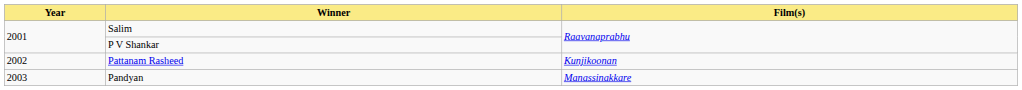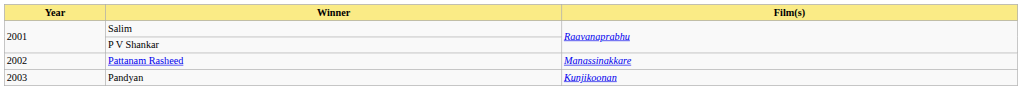(590, 61) Kunjikoonan -> (598, 61) Manassinakkare
(598, 77) Manassinakkare -> (590, 77) Kunjikoonan
